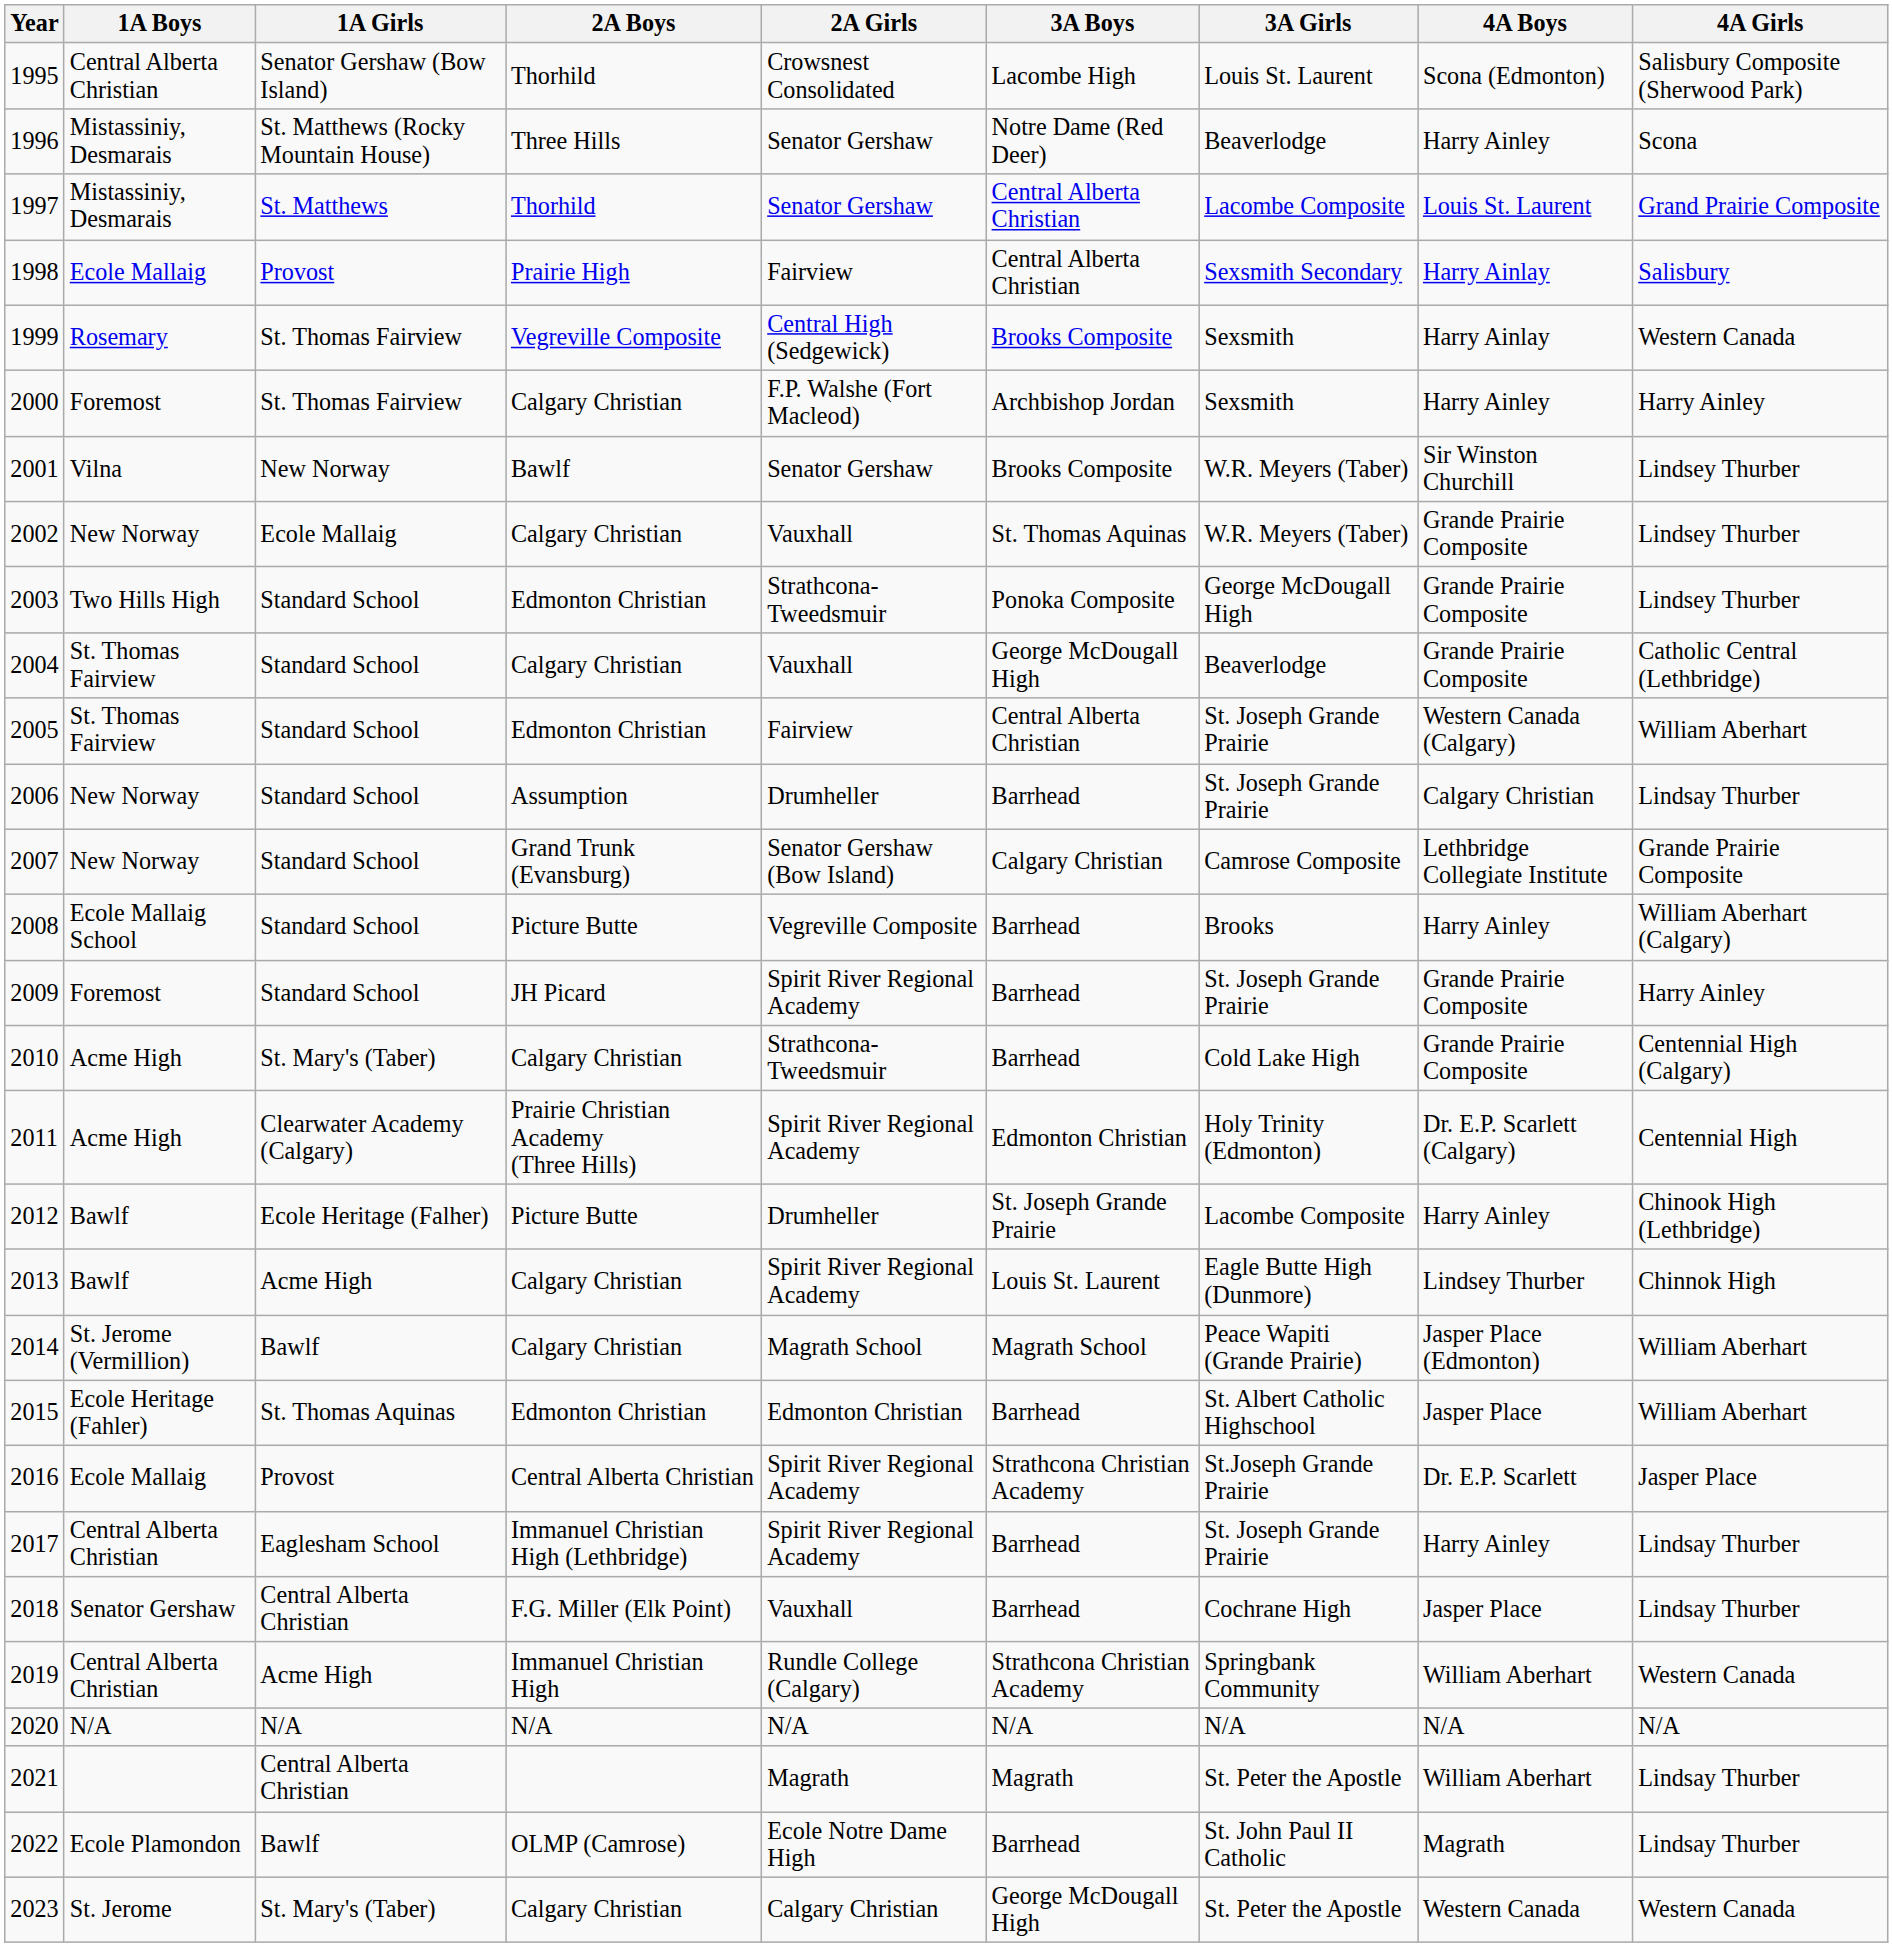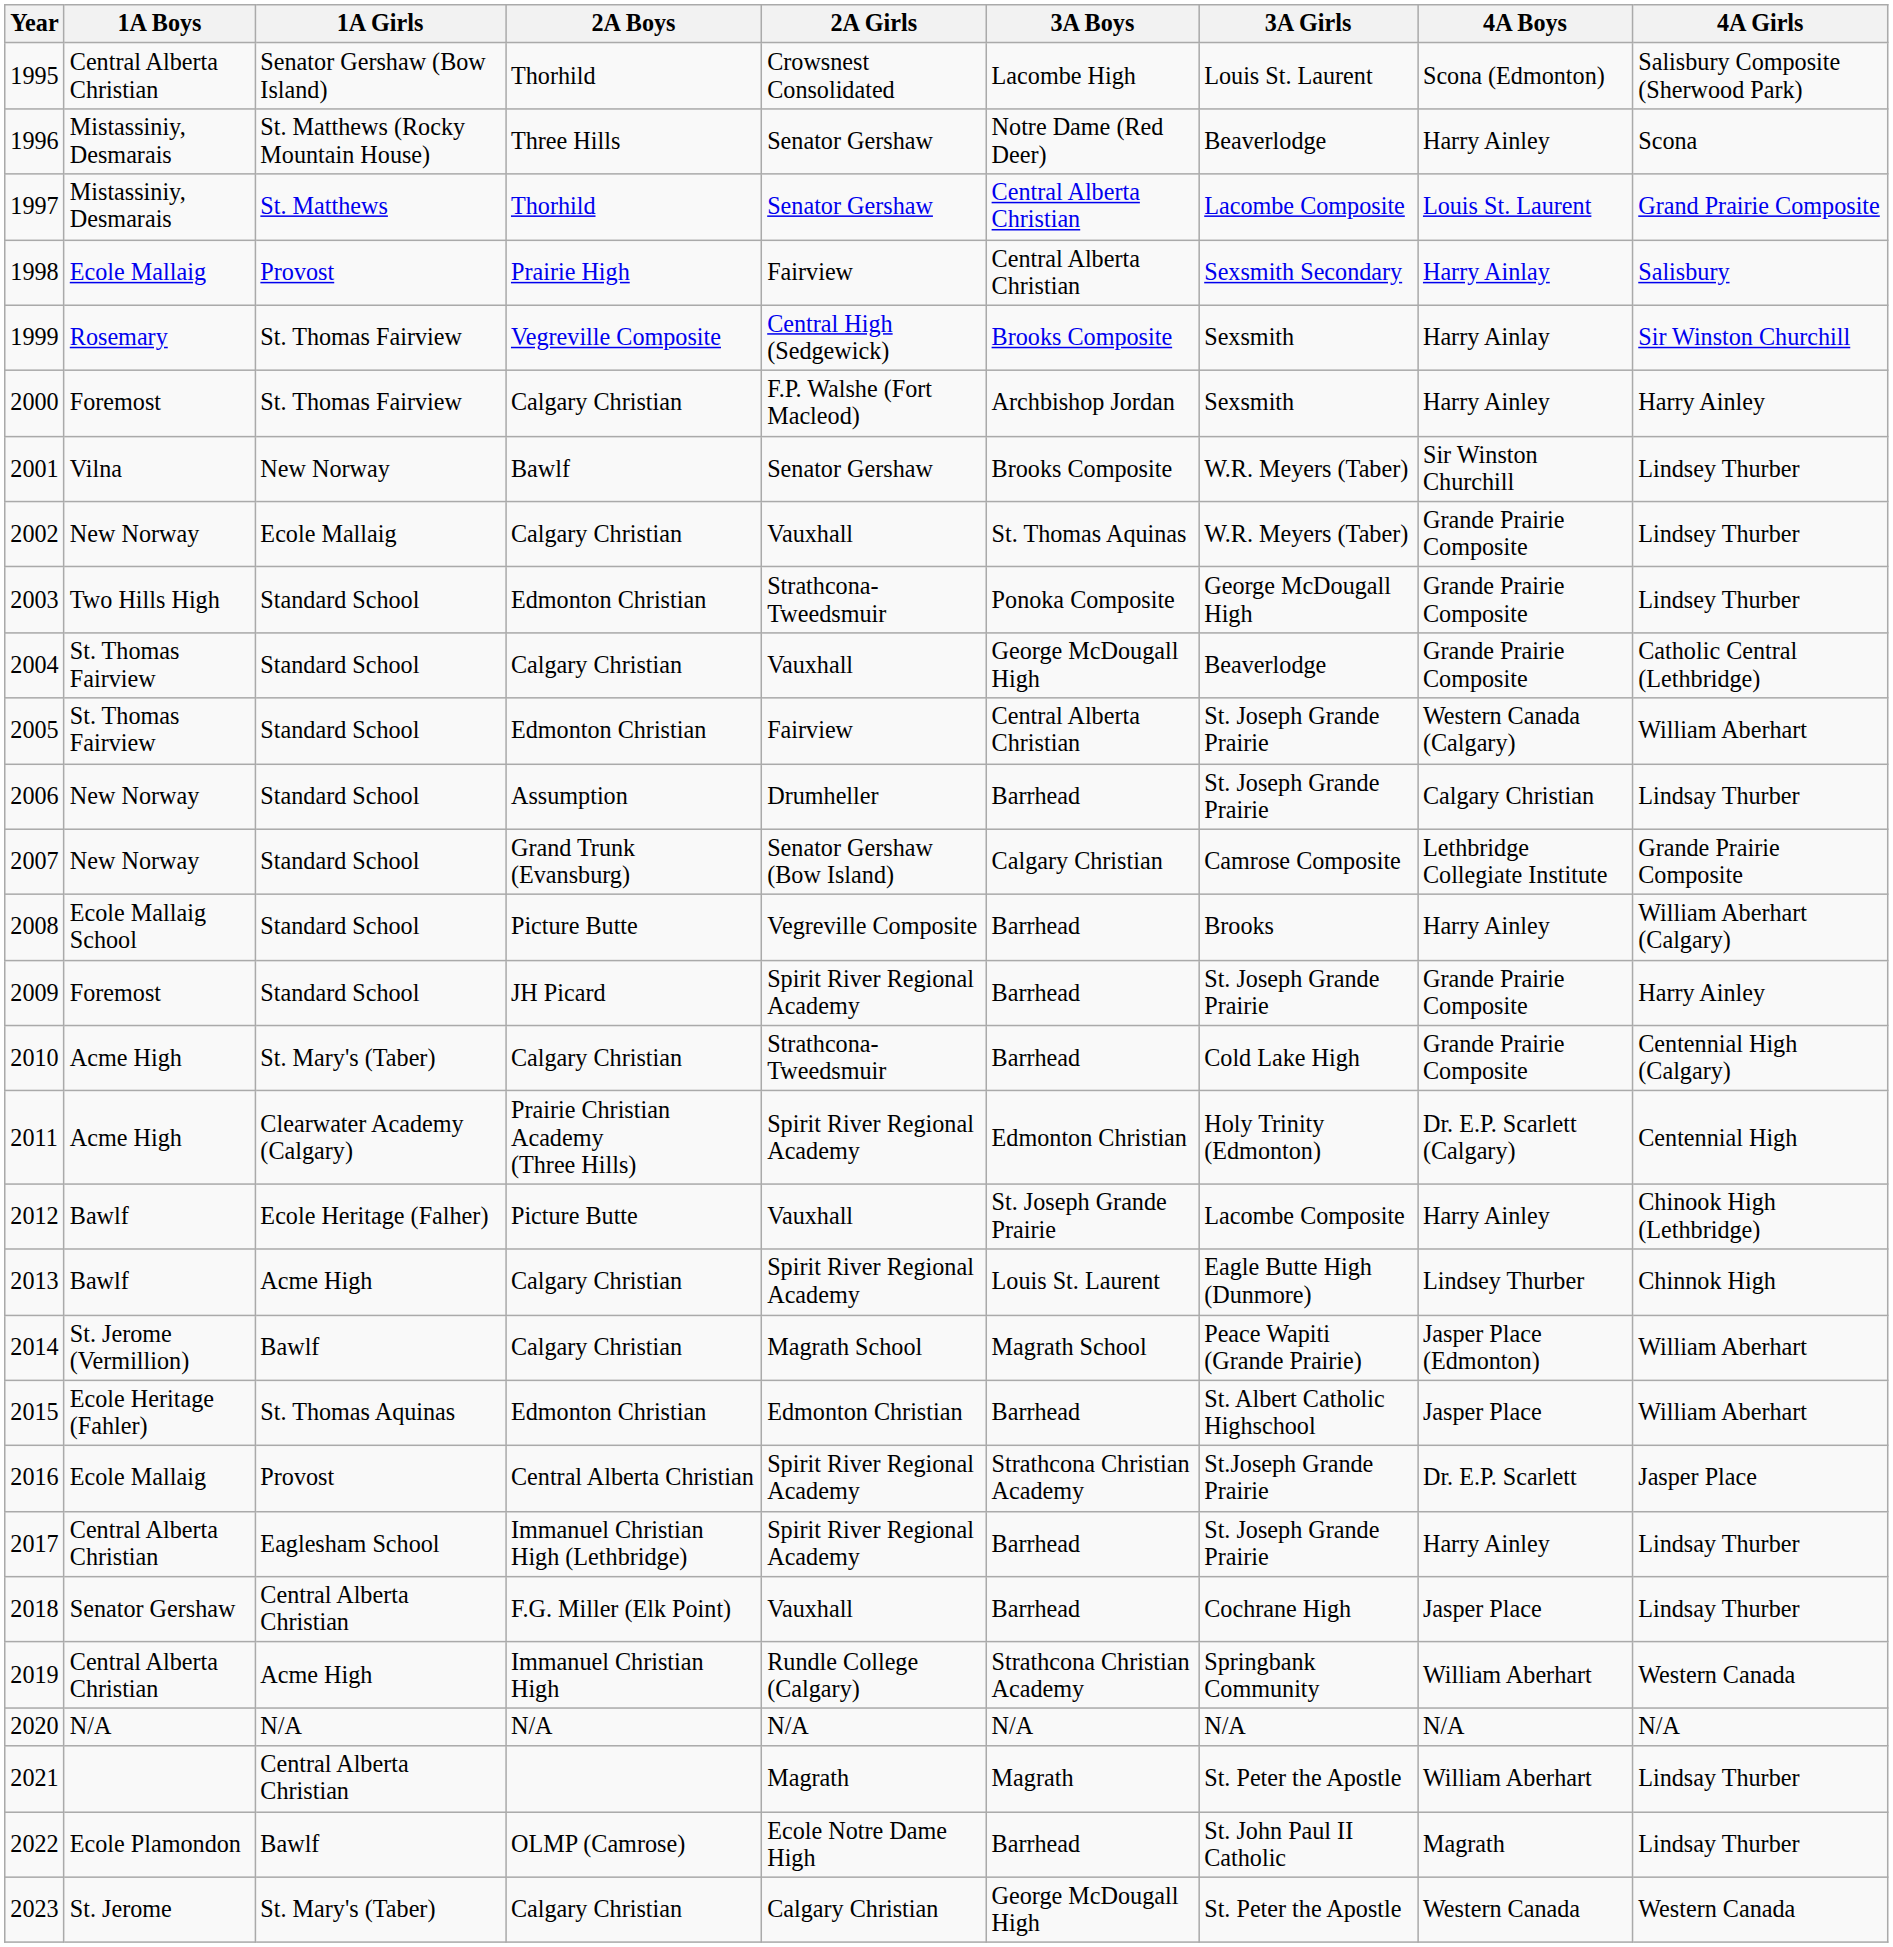(1717, 337) Western Canada -> (1744, 337) Sir Winston Churchill
(823, 1216) Drumheller -> (810, 1216) Vauxhall
